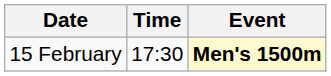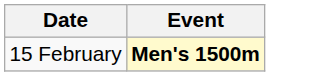- column: (157, 20)
